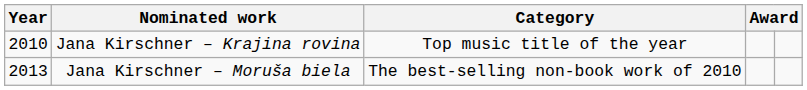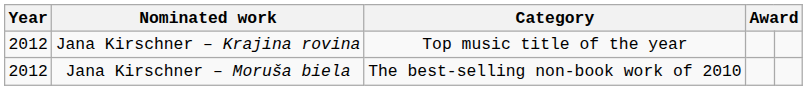(28, 45) 2010 -> (28, 45) 2012
(28, 71) 2013 -> (28, 71) 2012
